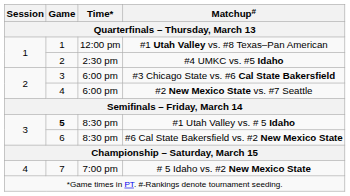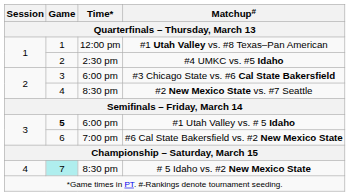(100, 91) 6:00 pm -> (100, 91) 8:30 pm
(100, 122) 8:30 pm -> (100, 122) 6:00 pm
(100, 137) 8:30 pm -> (100, 137) 7:00 pm
(62, 168) no background -> (62, 168) paleturquoise background
(100, 168) 7:00 pm -> (100, 168) 8:30 pm
